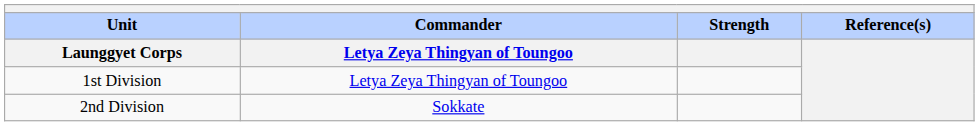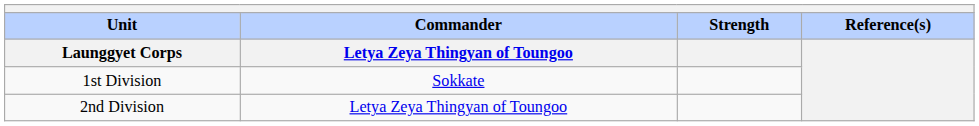(458, 80) Letya Zeya Thingyan of Toungoo -> (458, 80) Sokkate
(458, 107) Sokkate -> (458, 107) Letya Zeya Thingyan of Toungoo
